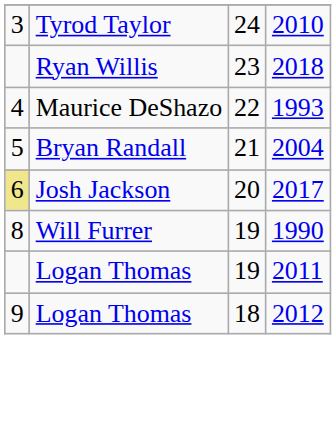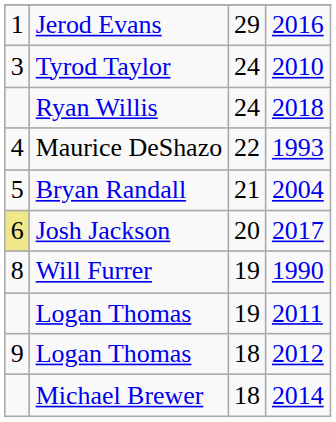+ row: (99, 25)
(247, 66) 23 -> (247, 107) 24
+ row: (120, 395)
